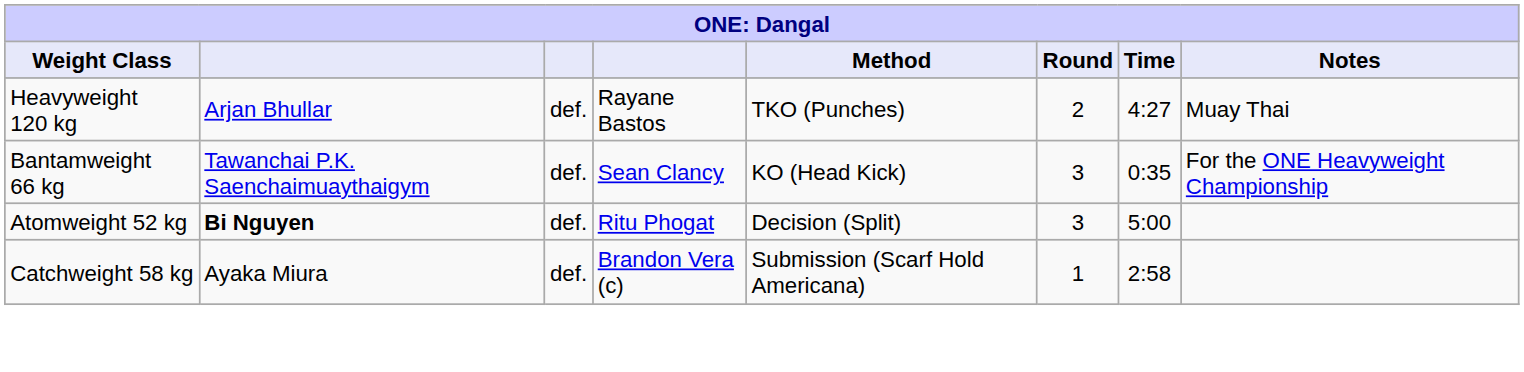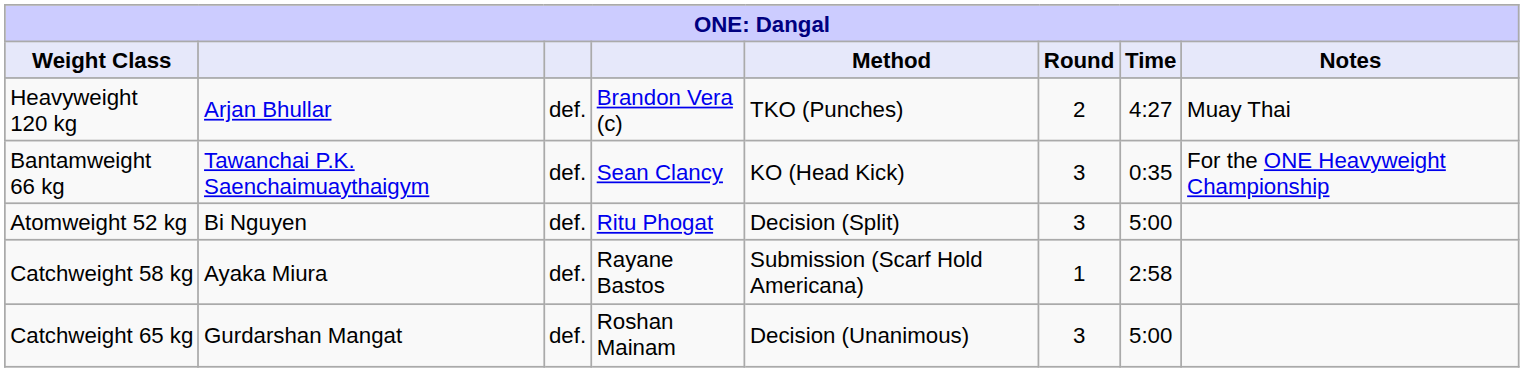(636, 109) Rayane Bastos -> (665, 109) Brandon Vera (c)
(259, 222) bold -> (255, 222) normal
(666, 272) Brandon Vera (c) -> (635, 272) Rayane Bastos
+ row: (102, 335)
